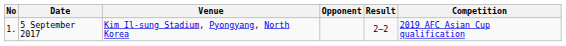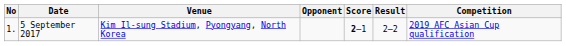+ column: (359, 11)
